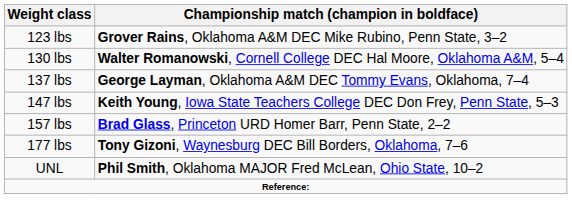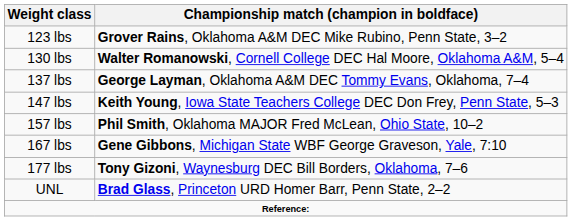(274, 124) Brad Glass, Princeton URD Homer Barr, Penn State, 2–2 -> (291, 124) Phil Smith, Oklahoma MAJOR Fred McLean, Ohio State, 10–2
+ row: (50, 146)
(291, 168) Phil Smith, Oklahoma MAJOR Fred McLean, Ohio State, 10–2 -> (274, 189) Brad Glass, Princeton URD Homer Barr, Penn State, 2–2
